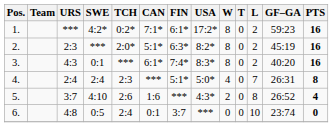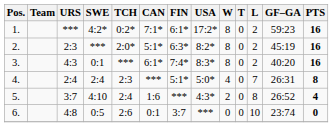(126, 96) 2:6 -> (126, 96) 2:4
(126, 113) 2:4 -> (126, 113) 2:6
